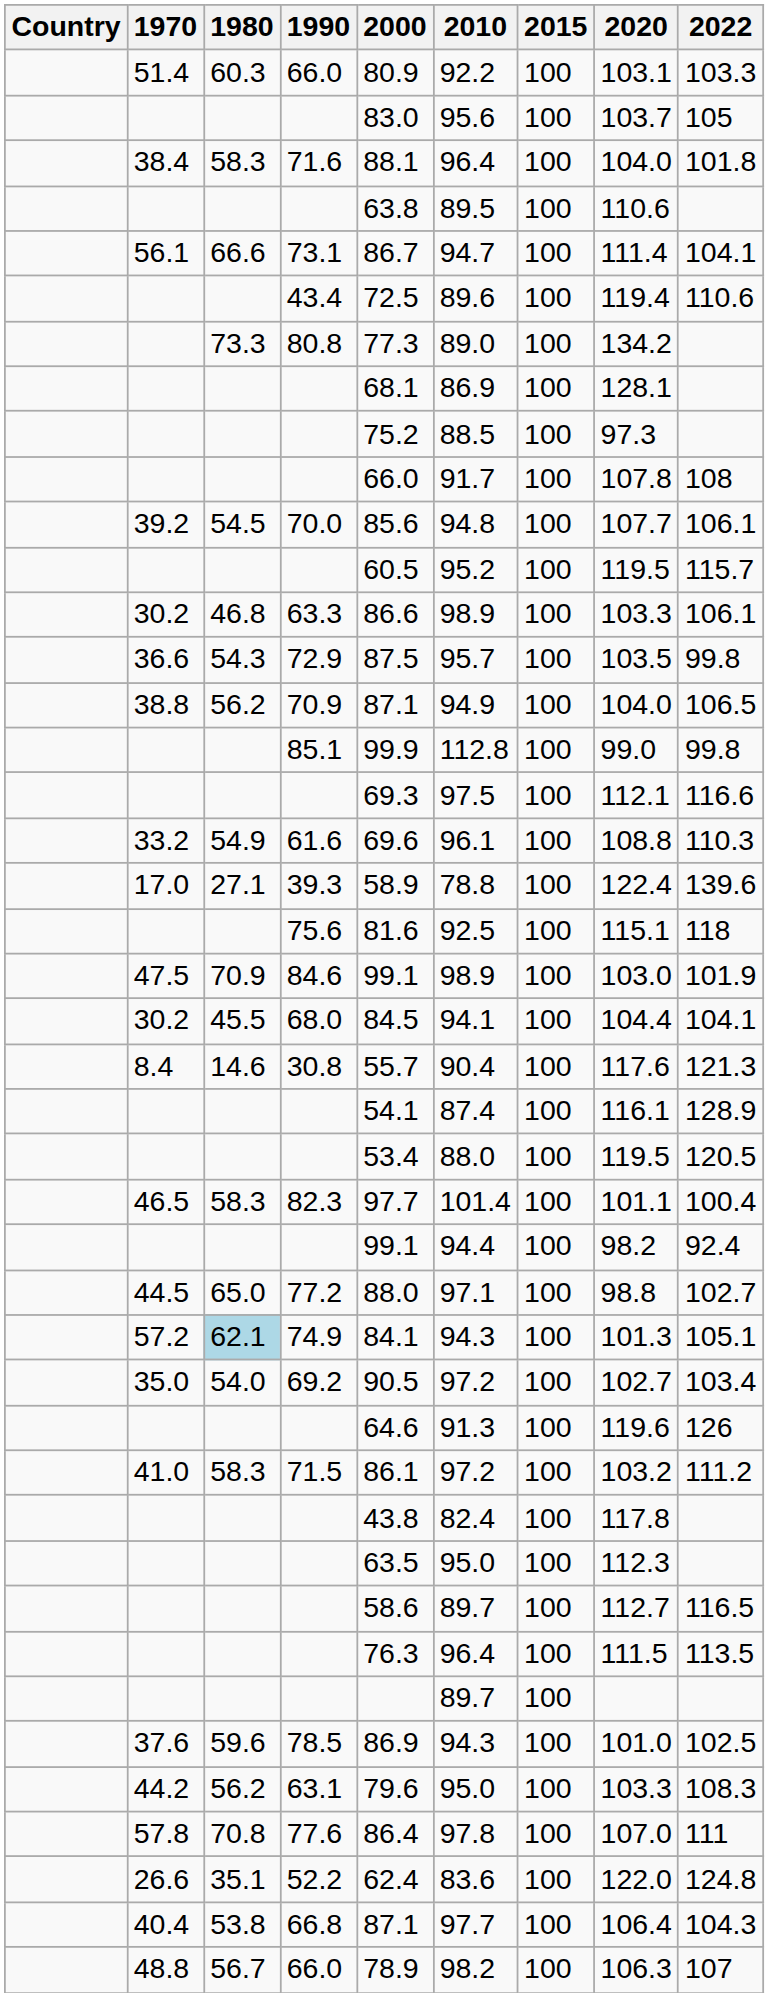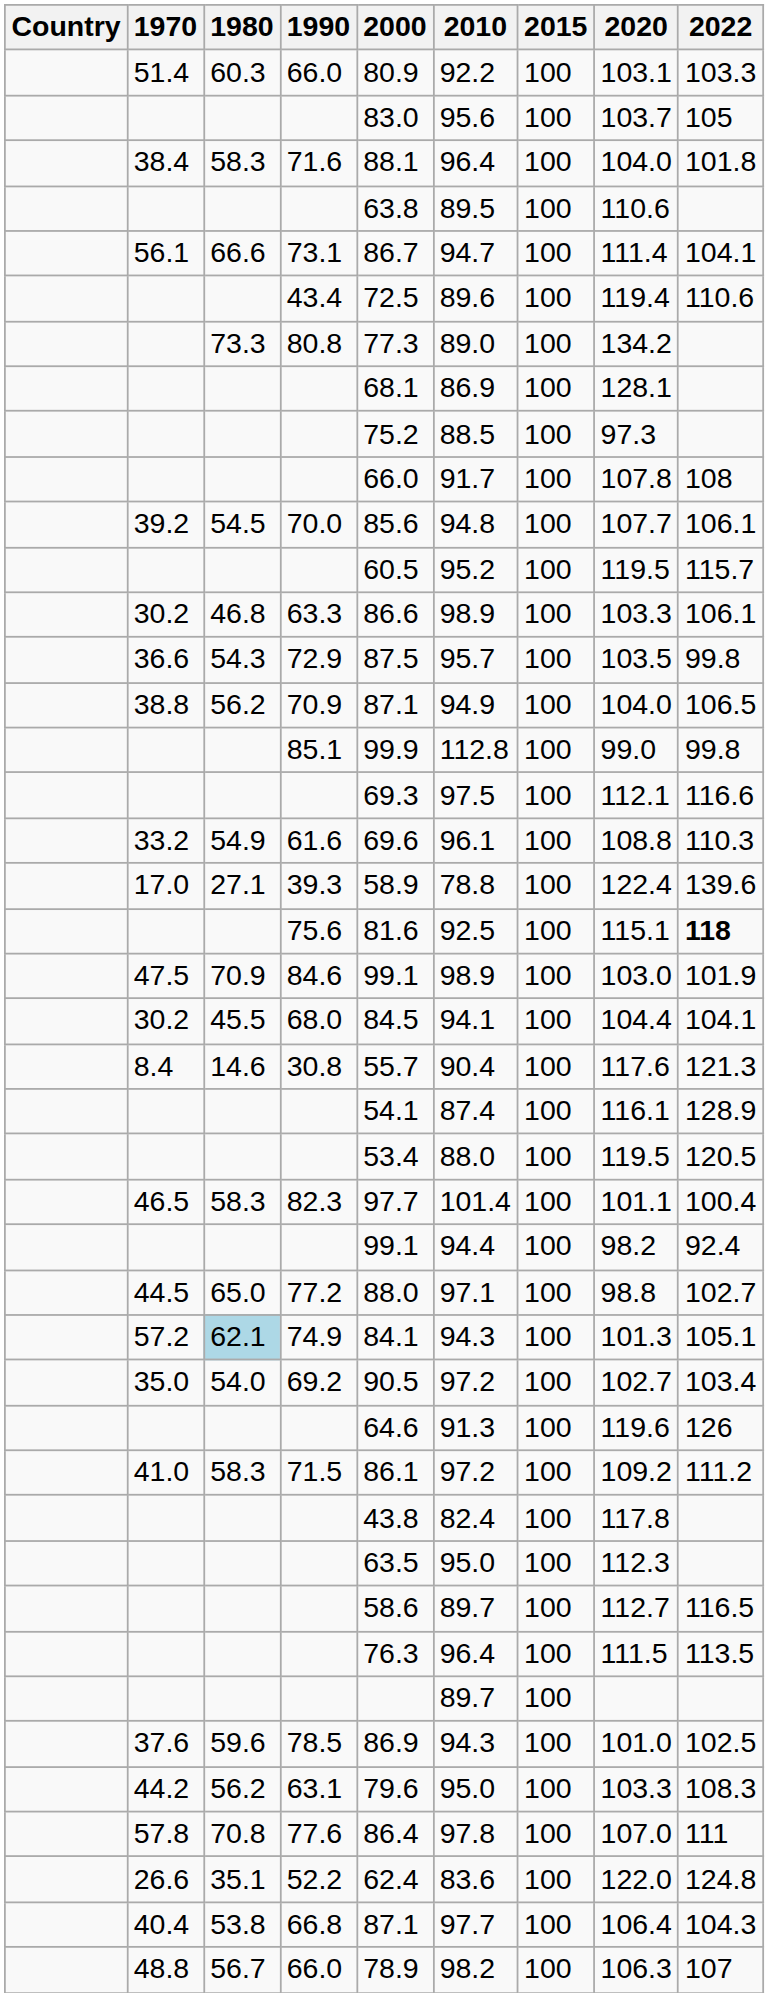(708, 930) normal -> (708, 930) bold
(636, 1472) 103.2 -> (636, 1472) 109.2
